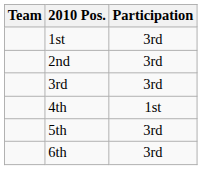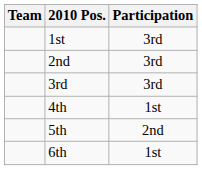(153, 130) 3rd -> (153, 130) 2nd
(153, 152) 3rd -> (153, 152) 1st
